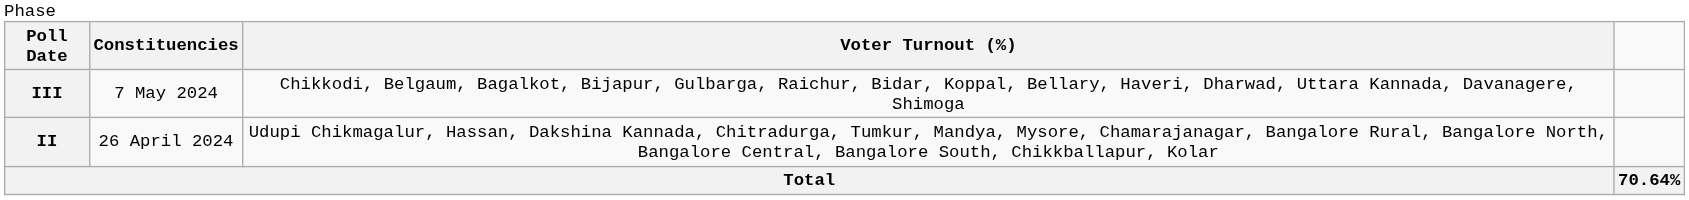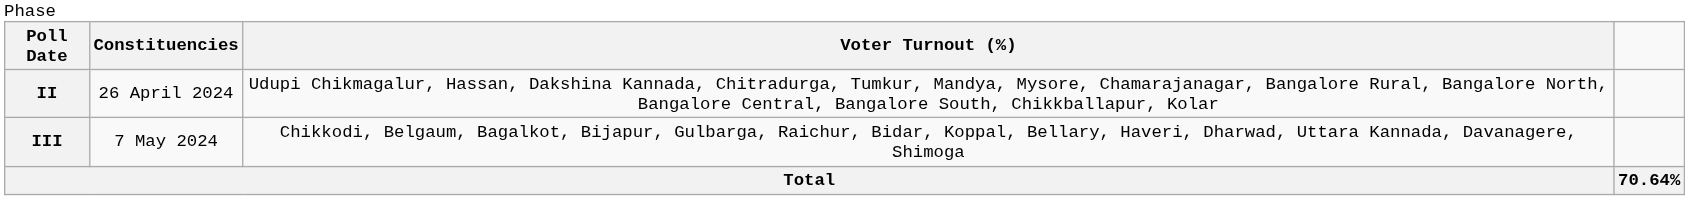rows swapped: (47, 142) <-> (47, 94)
